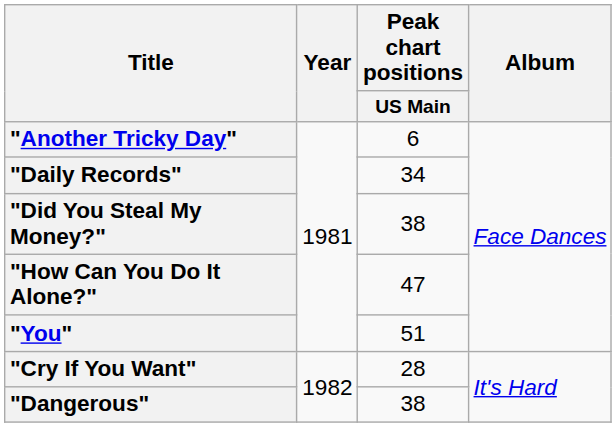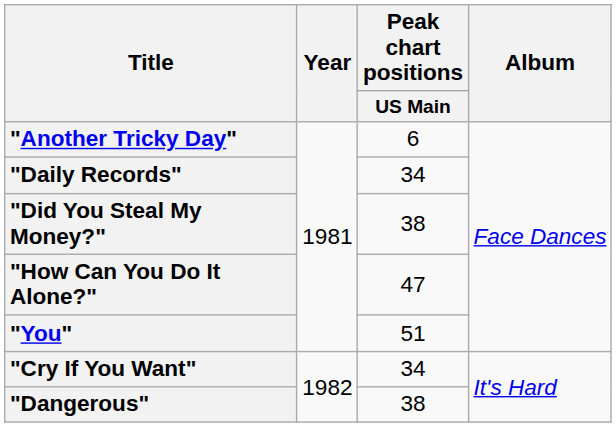(413, 368) 28 -> (413, 368) 34
